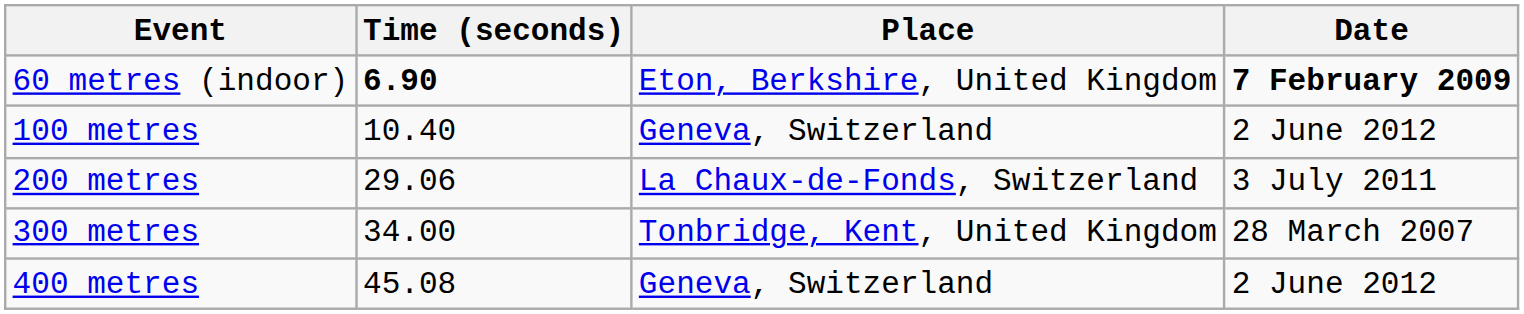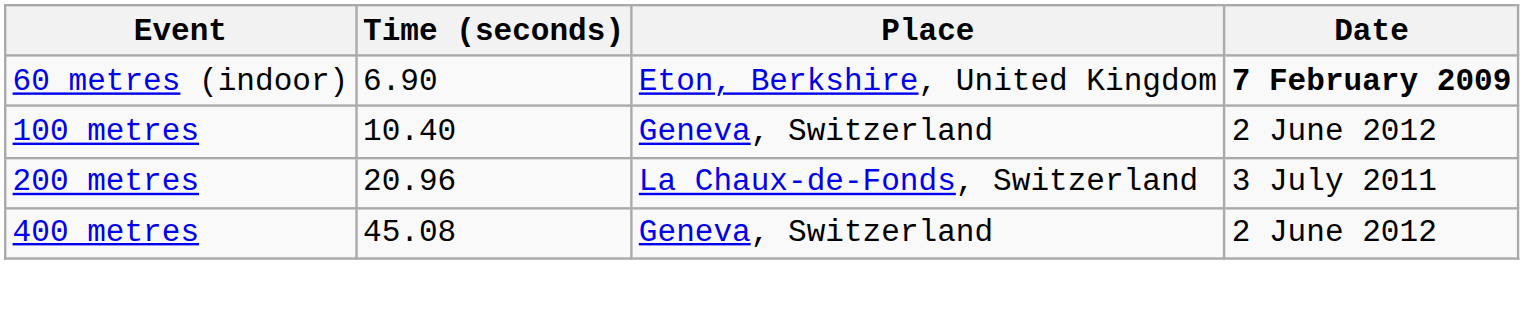(400, 81) bold -> (400, 81) normal
(410, 182) 29.06 -> (410, 182) 20.96
- row: (106, 233)
